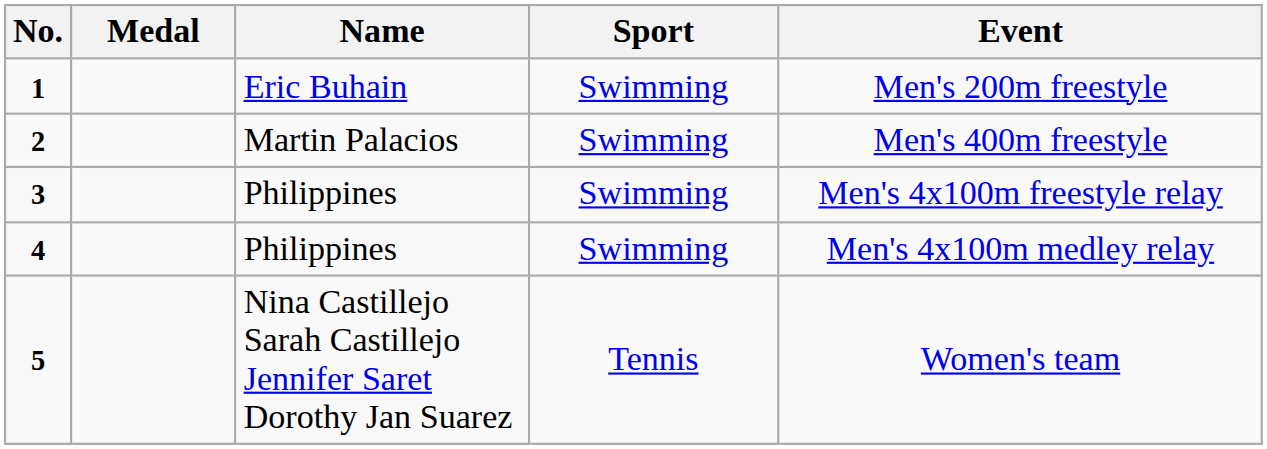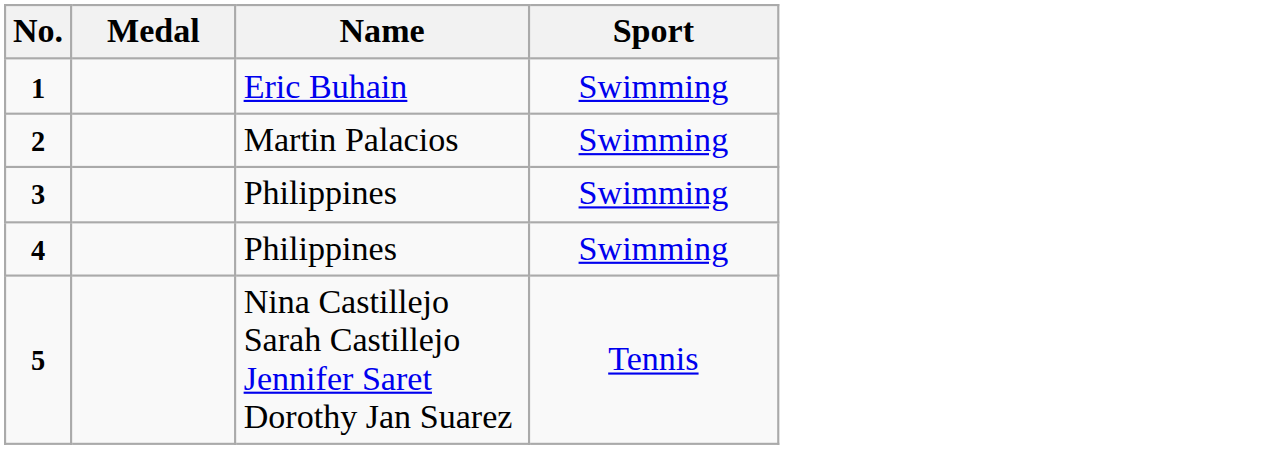- column: (1021, 31)
